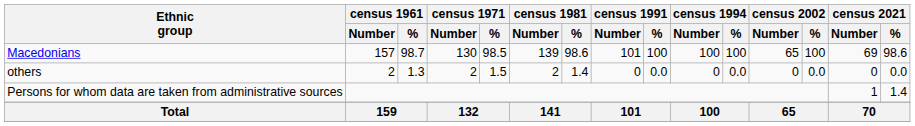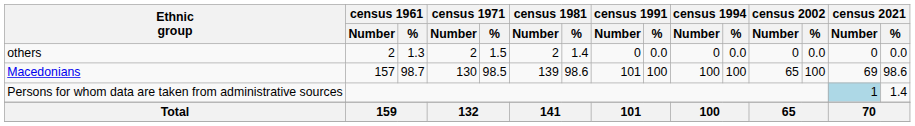rows swapped: (44, 53) <-> (24, 72)
(874, 92) no background -> (874, 92) lightblue background
